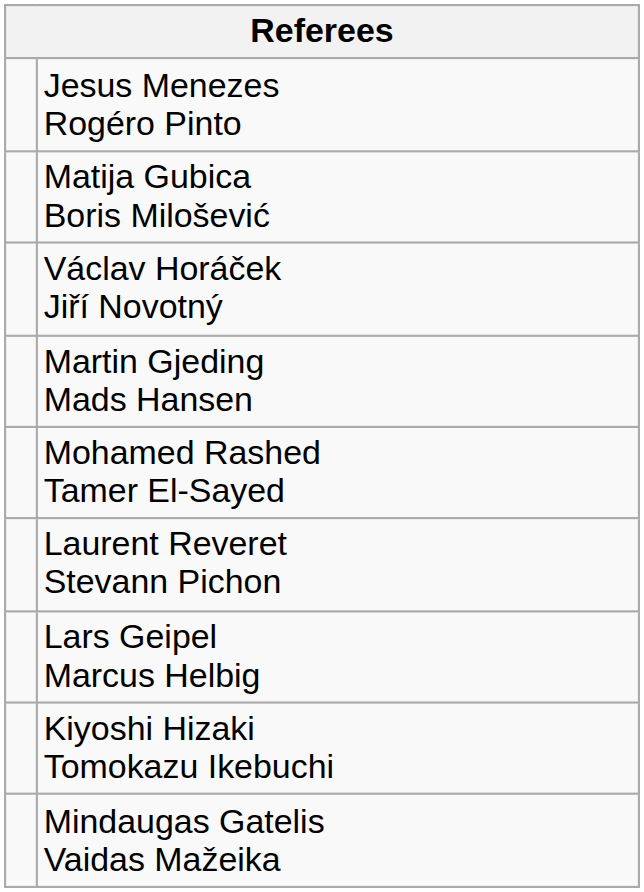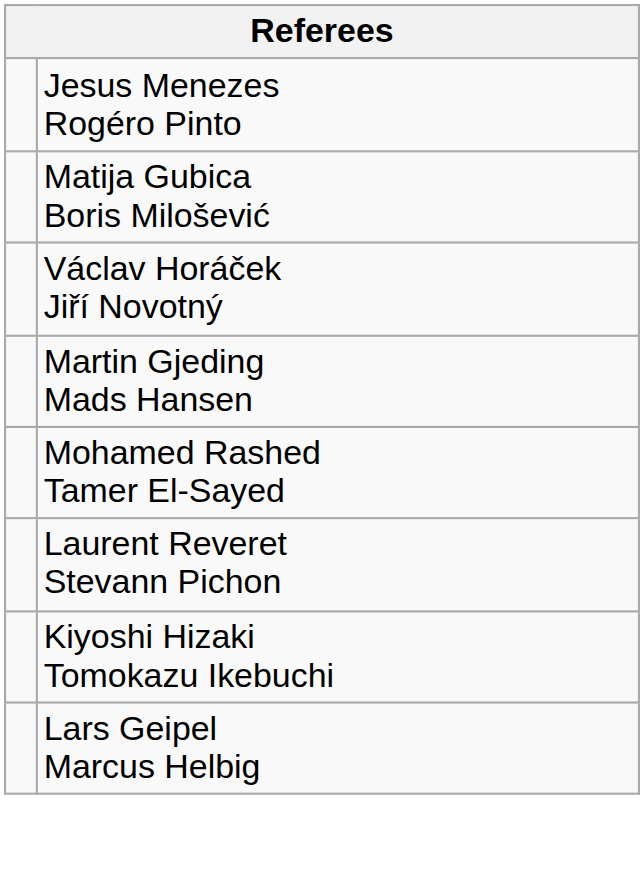rows swapped: (152, 656) <-> (189, 747)
- row: (184, 839)
